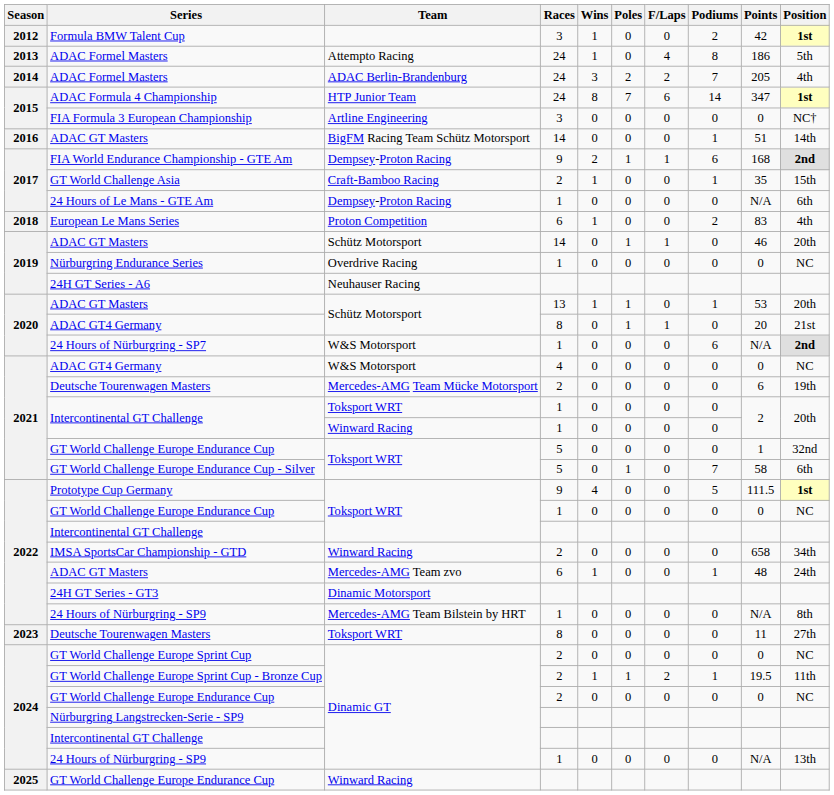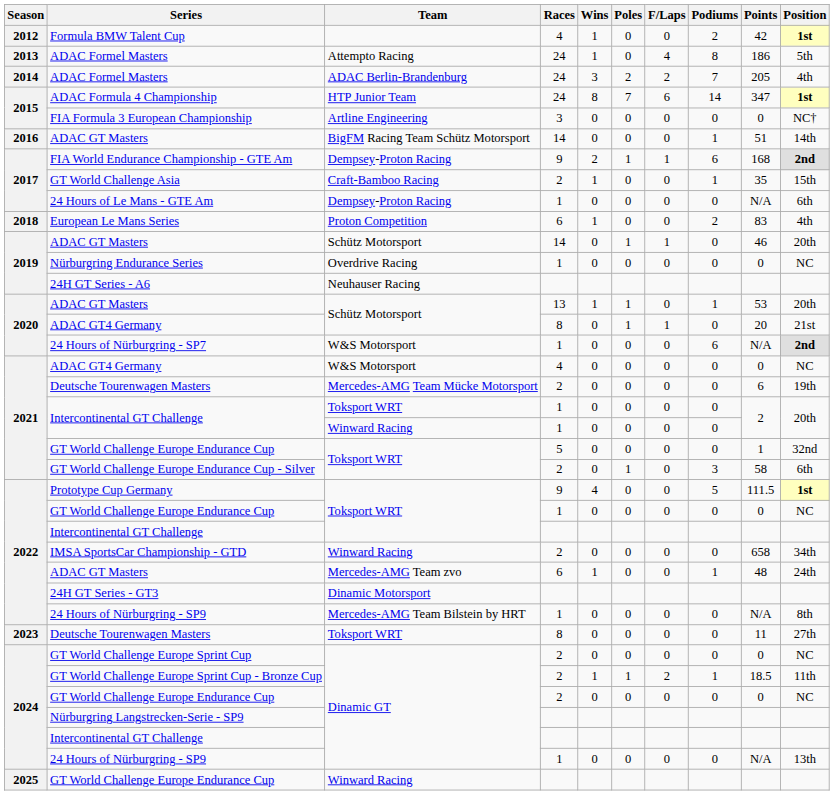(559, 35) 3 -> (559, 35) 4
(559, 469) 5 -> (559, 469) 2
(715, 469) 7 -> (715, 469) 3
(761, 676) 19.5 -> (761, 676) 18.5
